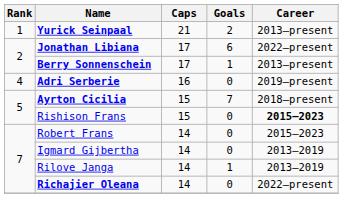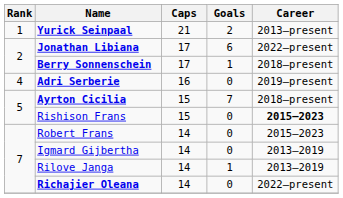(295, 64) 2013–present -> (295, 64) 2018–present
